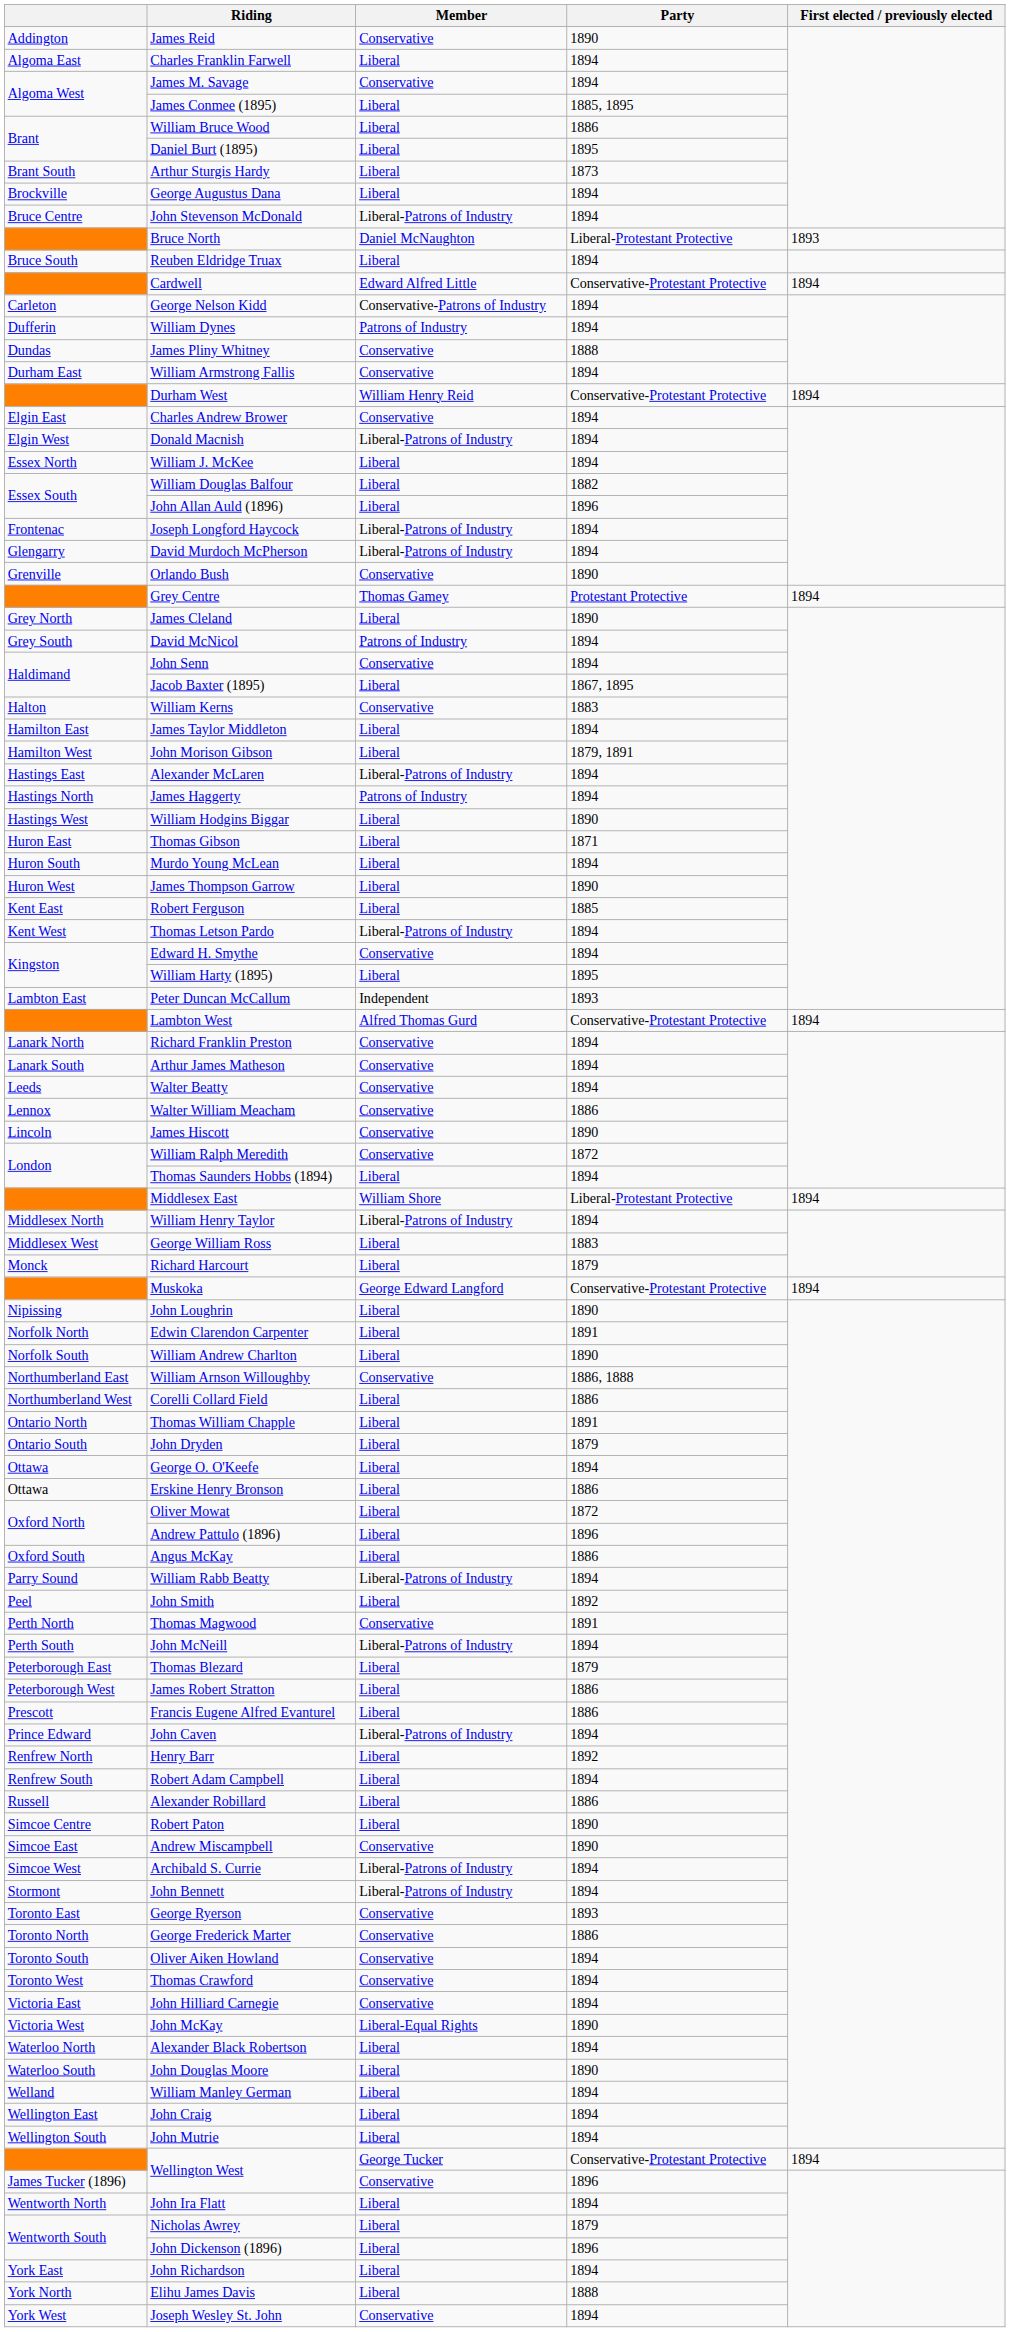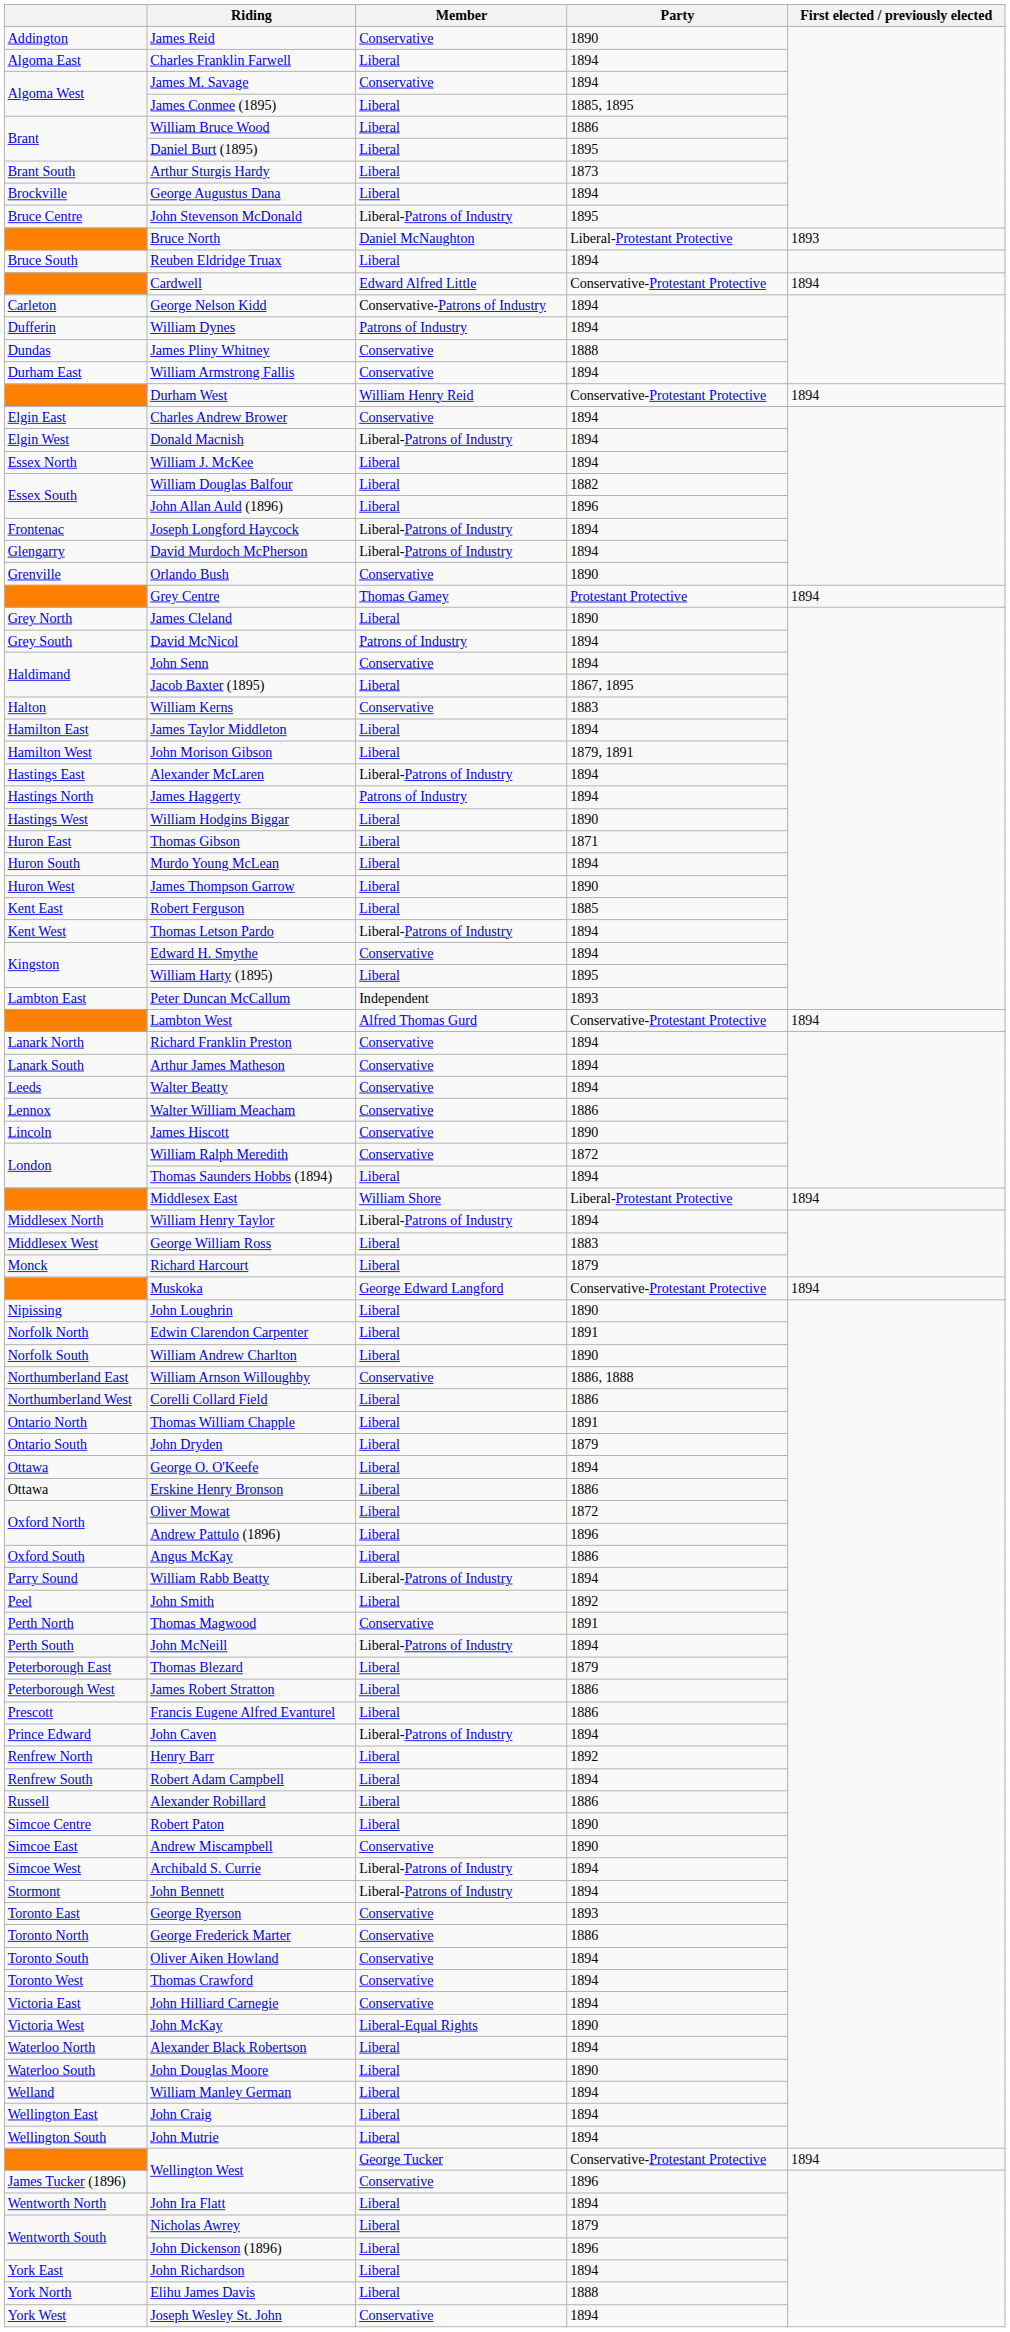(584, 216) 1894 -> (584, 216) 1895
